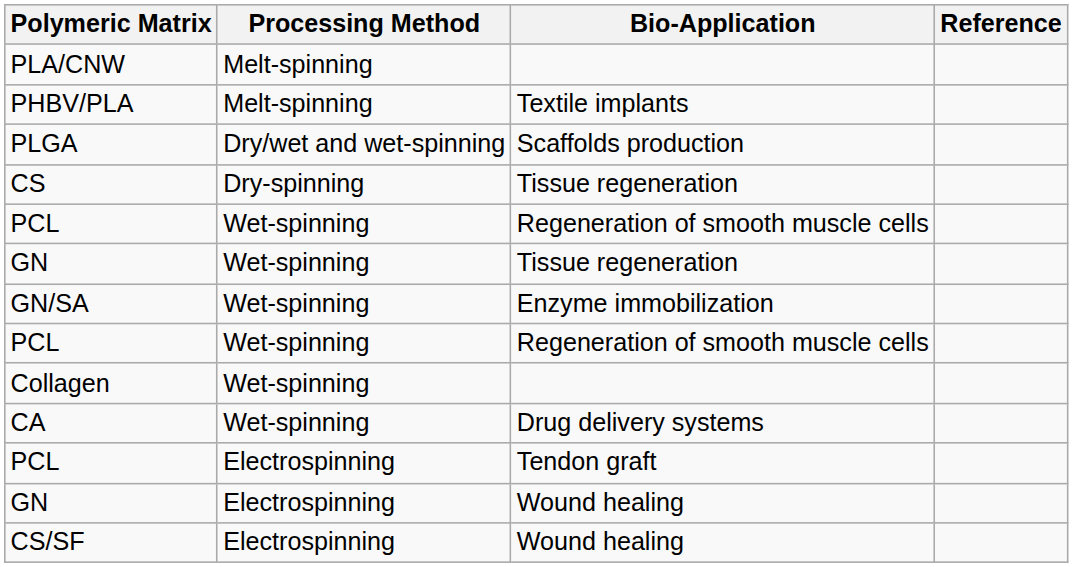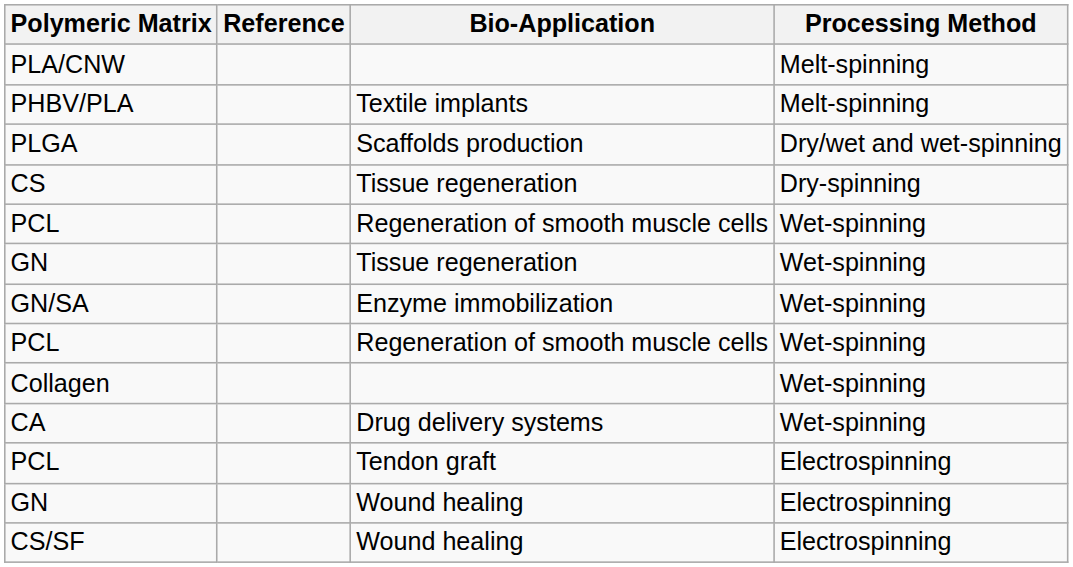columns swapped: (364, 24) <-> (1001, 24)
